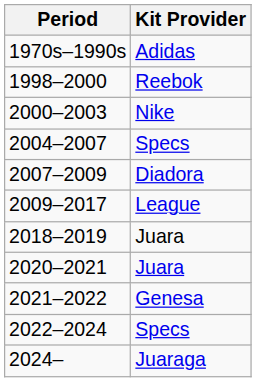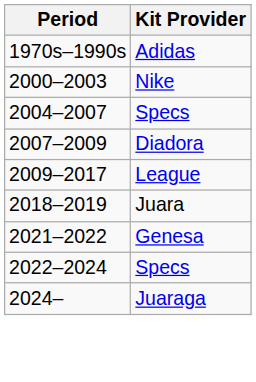- row: (58, 81)
- row: (58, 267)
